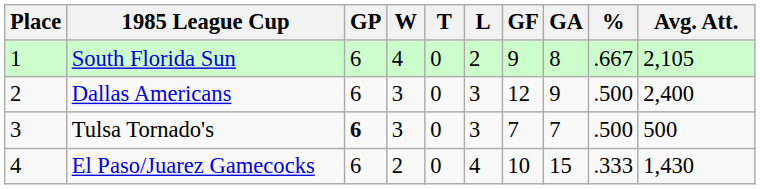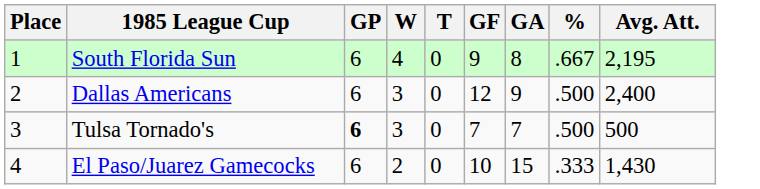- column: (483, 22)
(669, 58) 2,105 -> (630, 58) 2,195
